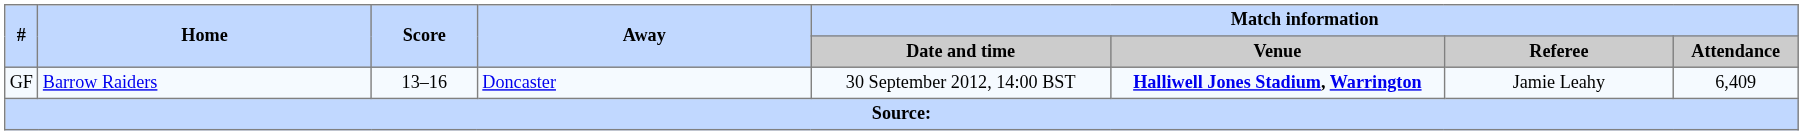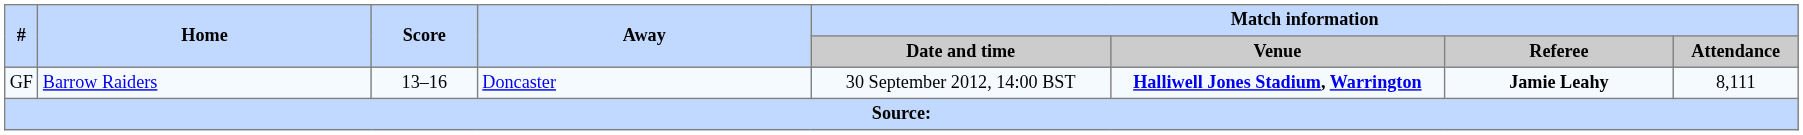(1559, 82) normal -> (1559, 82) bold
(1736, 82) 6,409 -> (1736, 82) 8,111
